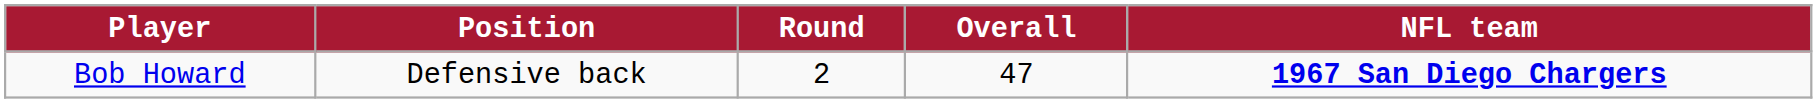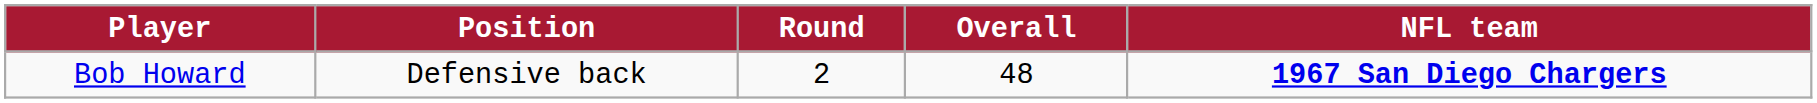(1016, 75) 47 -> (1016, 75) 48
